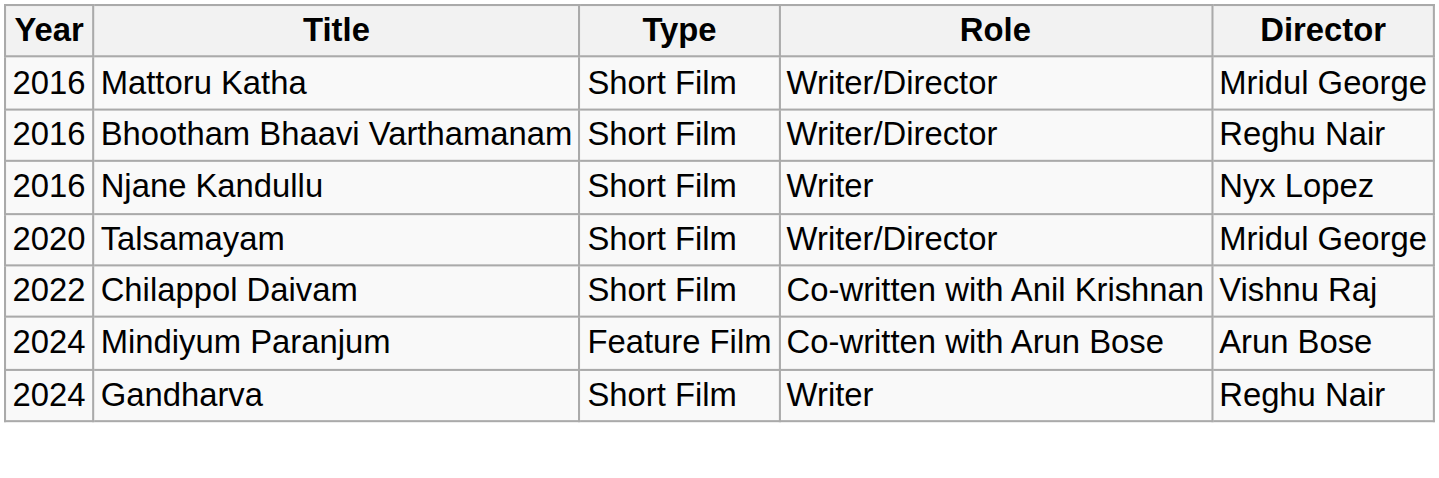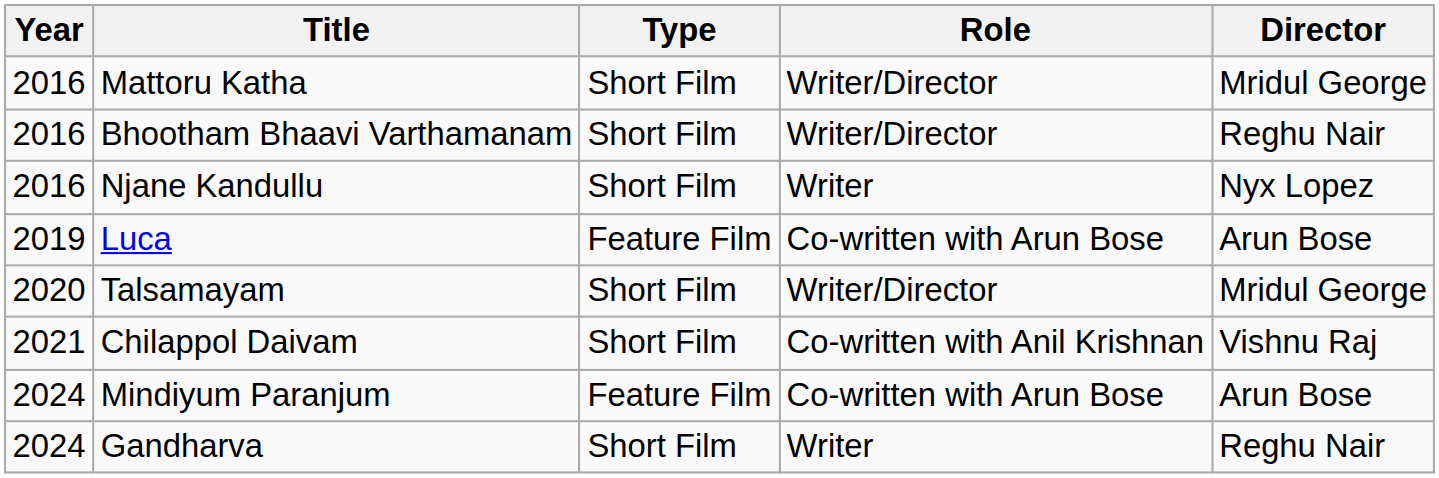+ row: (136, 238)
(49, 290) 2022 -> (49, 342) 2021
